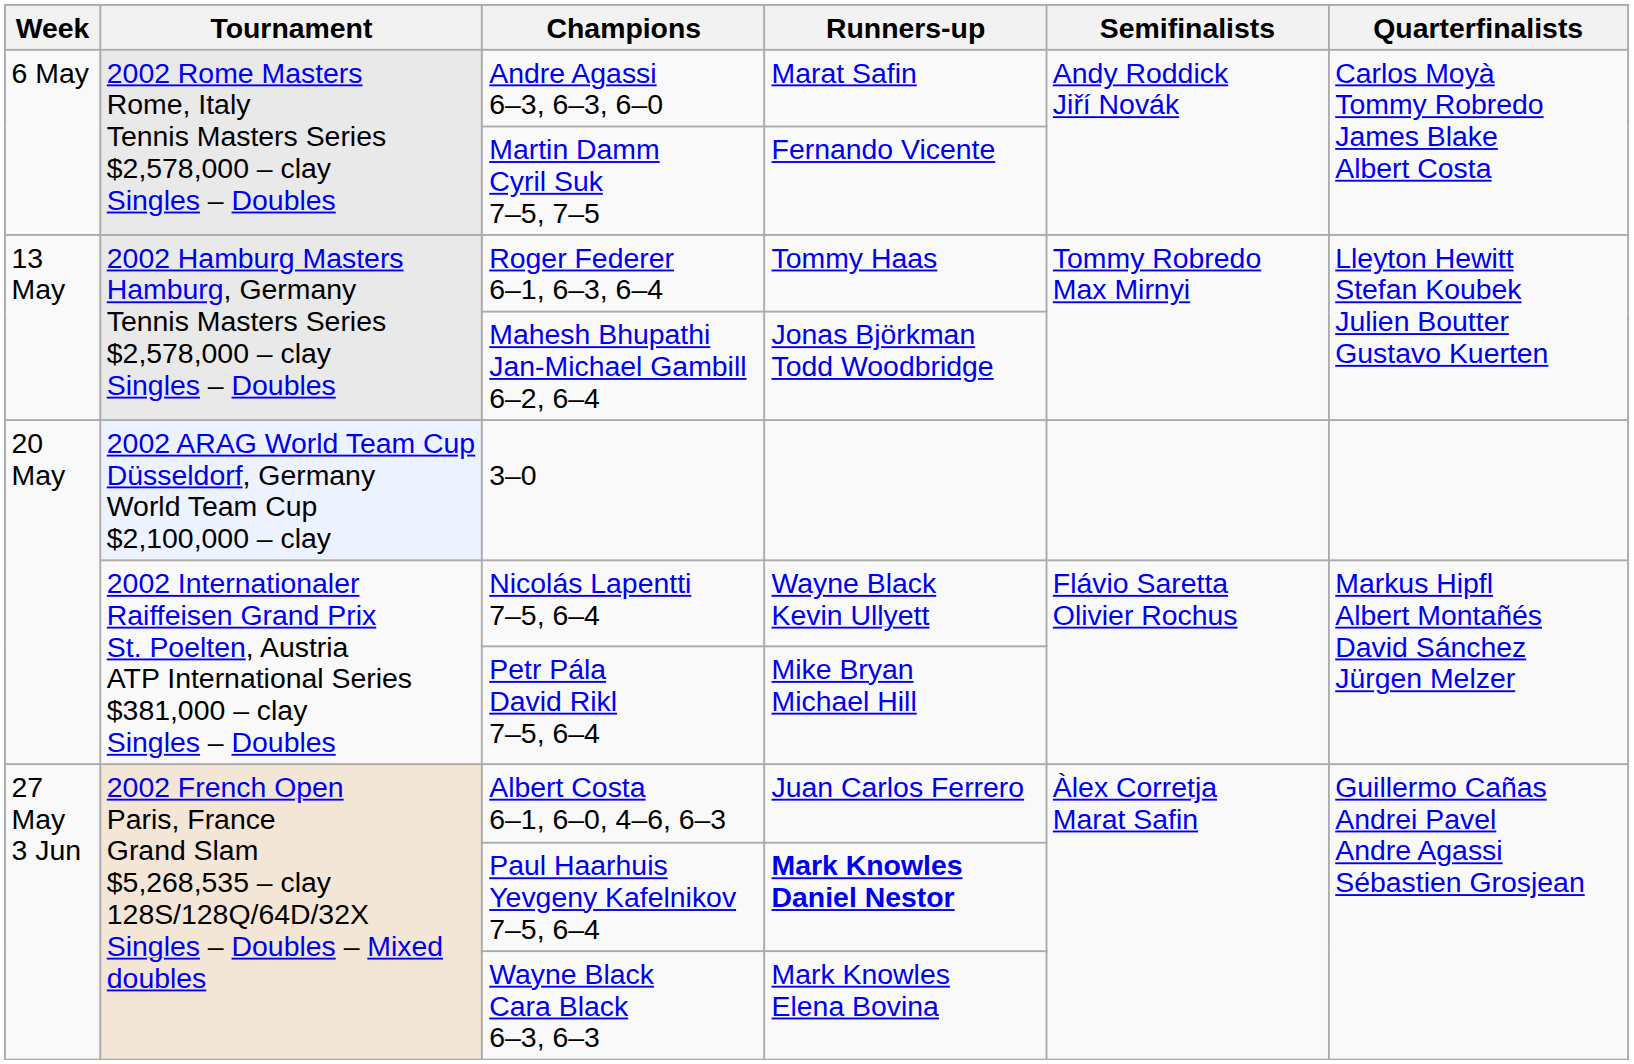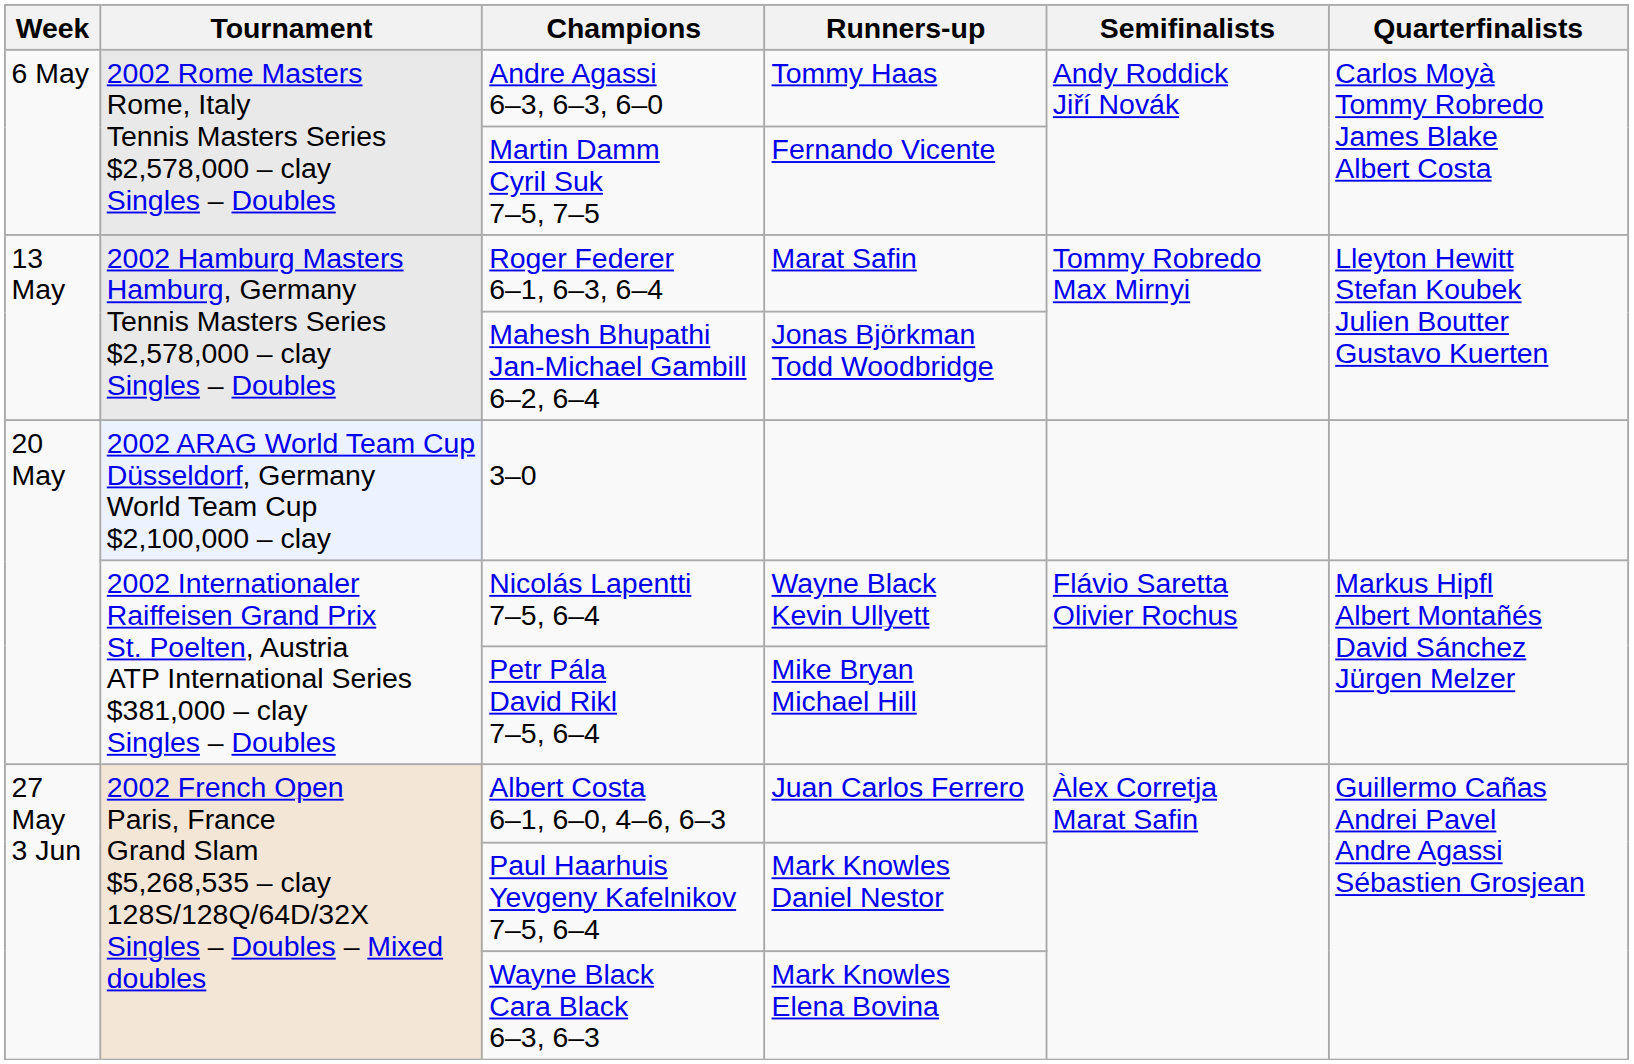(844, 73) Marat Safin -> (854, 73) Tommy Haas
(854, 258) Tommy Haas -> (844, 258) Marat Safin
(867, 880) bold -> (861, 880) normal
